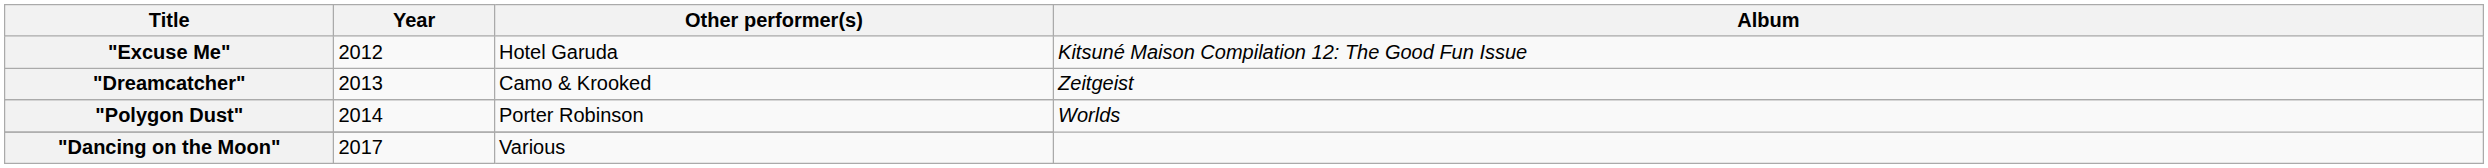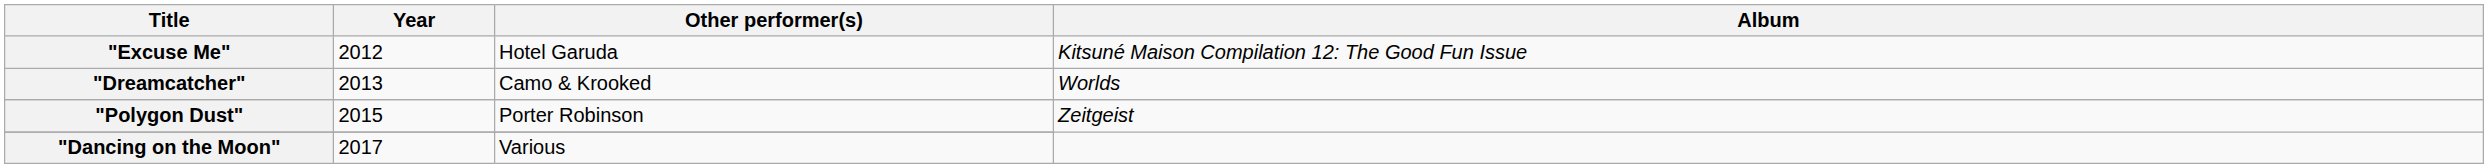(1096, 83) Zeitgeist -> (1089, 83) Worlds
(361, 115) 2014 -> (361, 115) 2015
(1089, 115) Worlds -> (1096, 115) Zeitgeist
